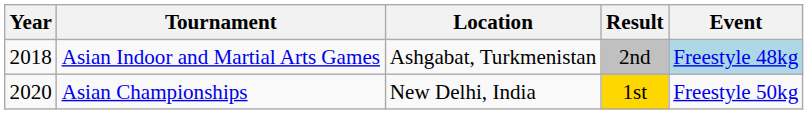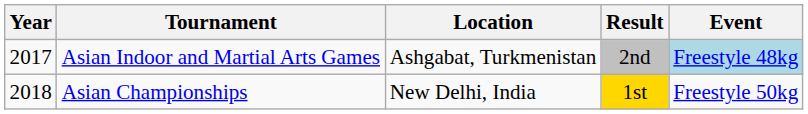(31, 56) 2018 -> (31, 56) 2017
(31, 91) 2020 -> (31, 91) 2018
